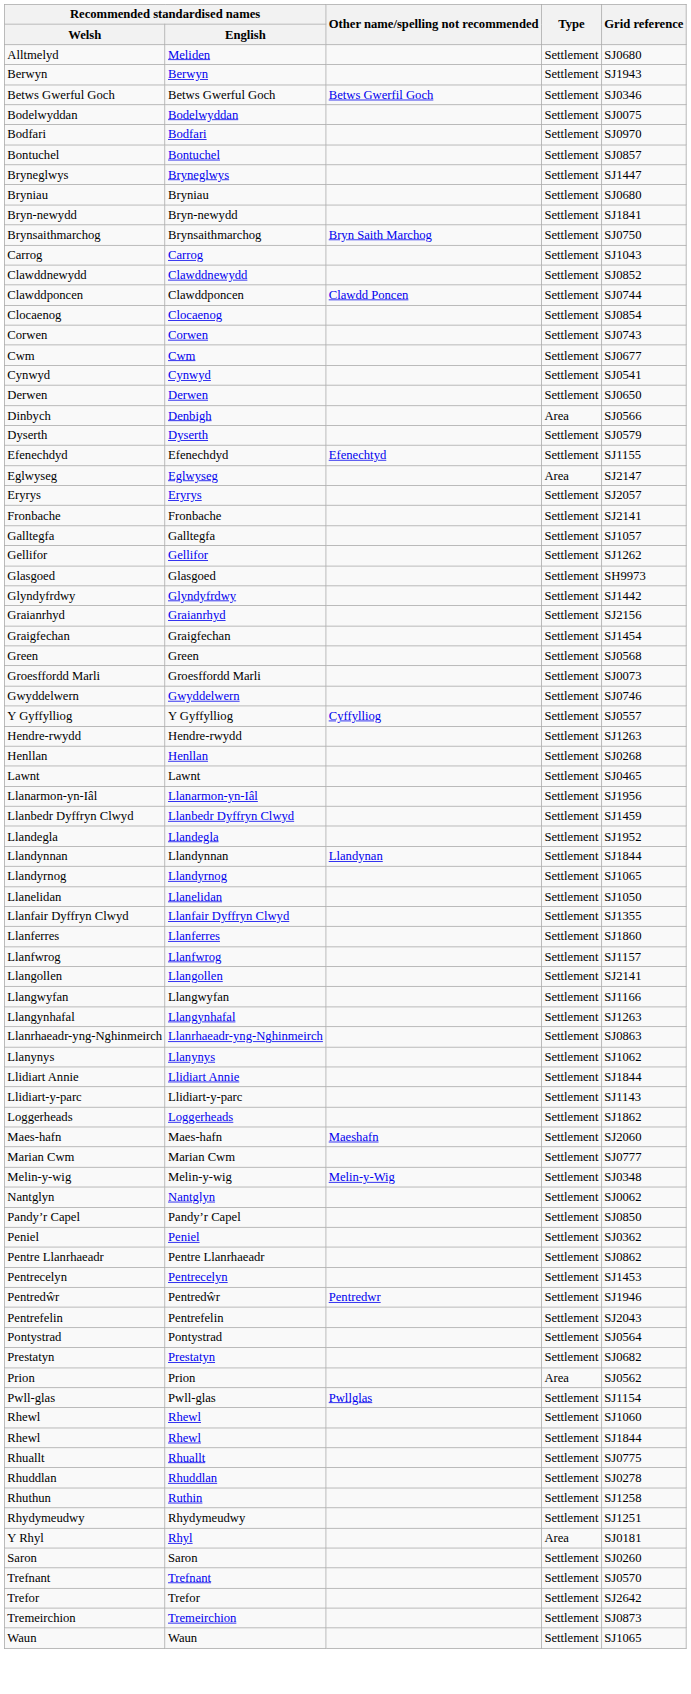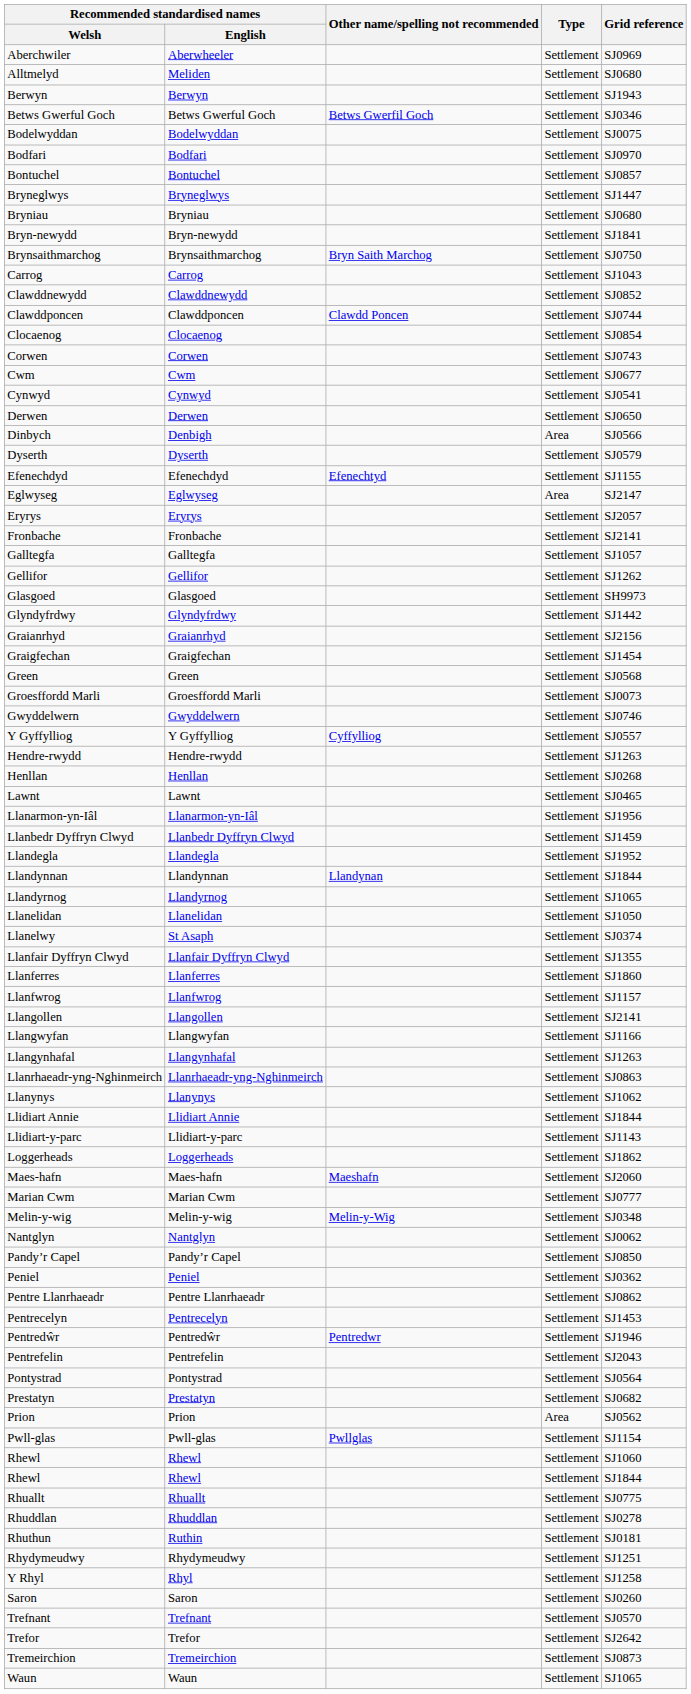+ row: (39, 54)
+ row: (31, 936)
(623, 1497) SJ1258 -> (623, 1538) SJ0181
(557, 1538) Area -> (571, 1578) Settlement
(623, 1538) SJ0181 -> (623, 1578) SJ1258
